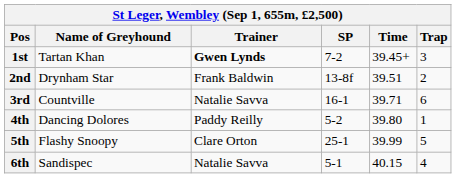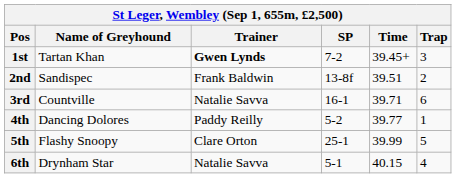(76, 78) Drynham Star -> (65, 78) Sandispec
(387, 120) 39.80 -> (387, 120) 39.77
(65, 162) Sandispec -> (76, 162) Drynham Star
